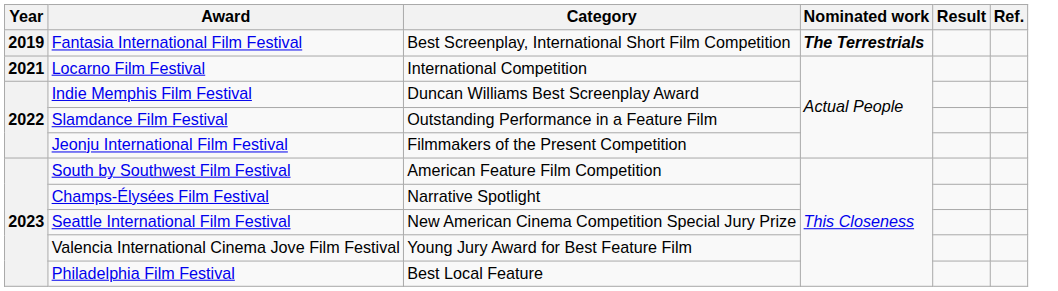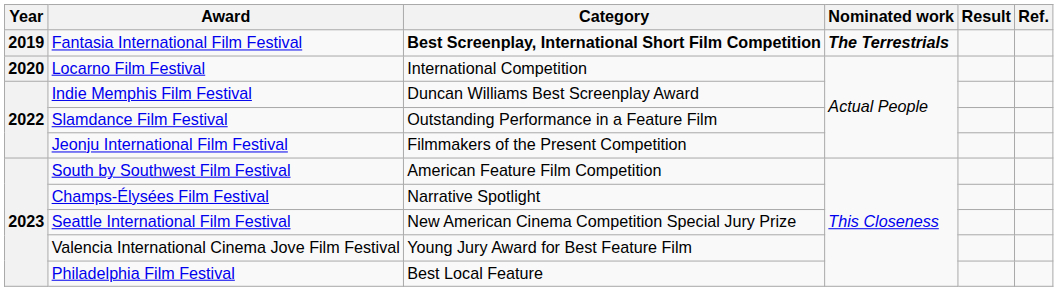(599, 42) normal -> (614, 42) bold
(26, 68) 2021 -> (26, 68) 2020
